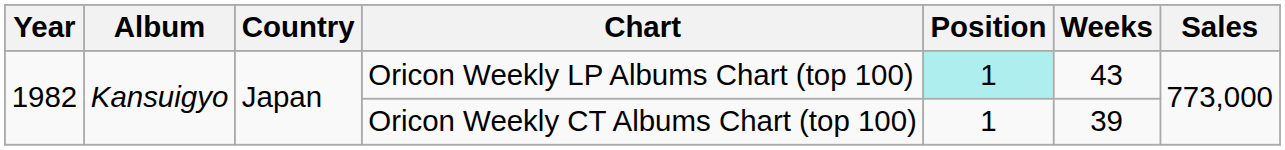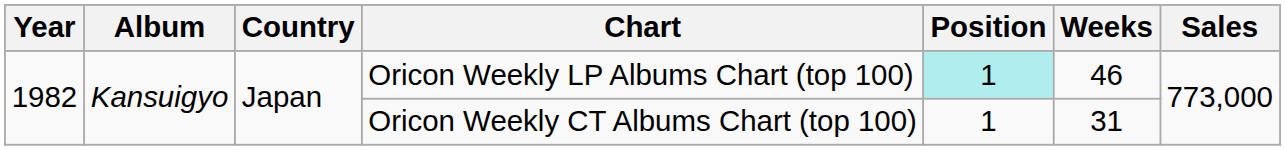(1107, 74) 43 -> (1107, 74) 46
(1107, 121) 39 -> (1107, 121) 31
